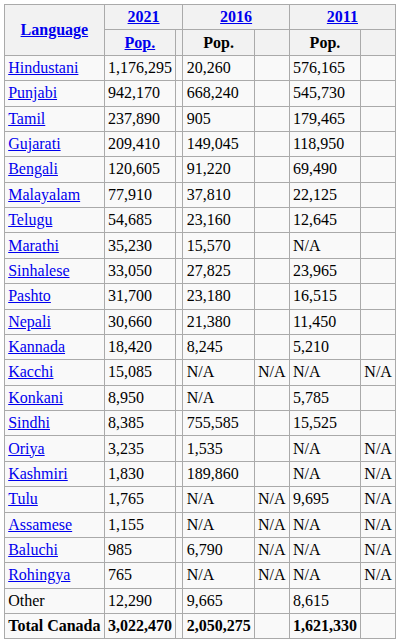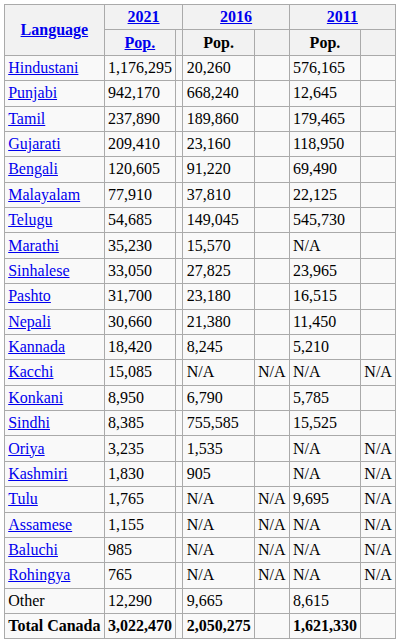(319, 93) 545,730 -> (315, 93) 12,645
(199, 118) 905 -> (213, 118) 189,860
(213, 144) 149,045 -> (209, 144) 23,160
(209, 220) 23,160 -> (213, 220) 149,045
(315, 220) 12,645 -> (319, 220) 545,730
(200, 397) N/A -> (205, 397) 6,790
(213, 473) 189,860 -> (199, 473) 905
(205, 550) 6,790 -> (200, 550) N/A
